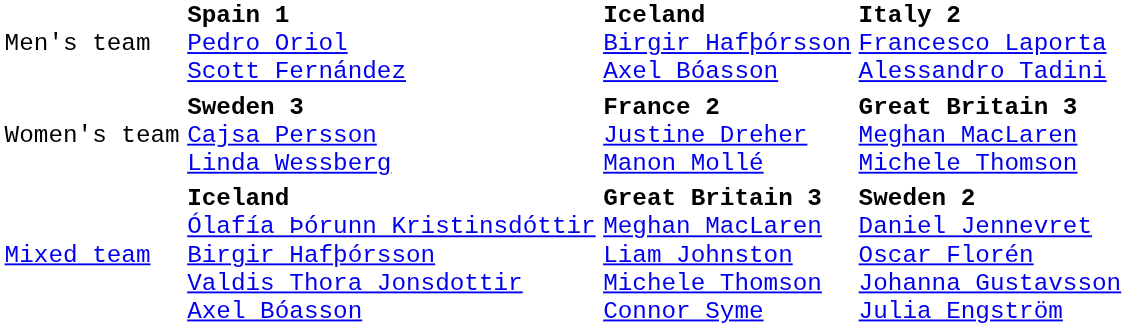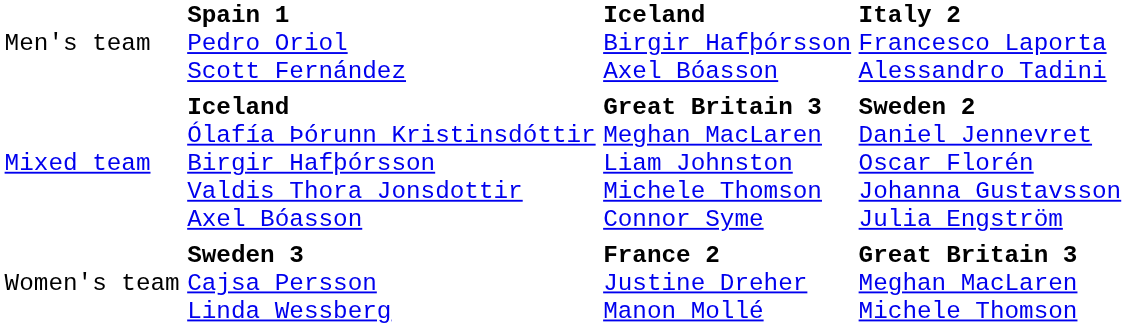rows swapped: (92, 135) <-> (78, 255)
